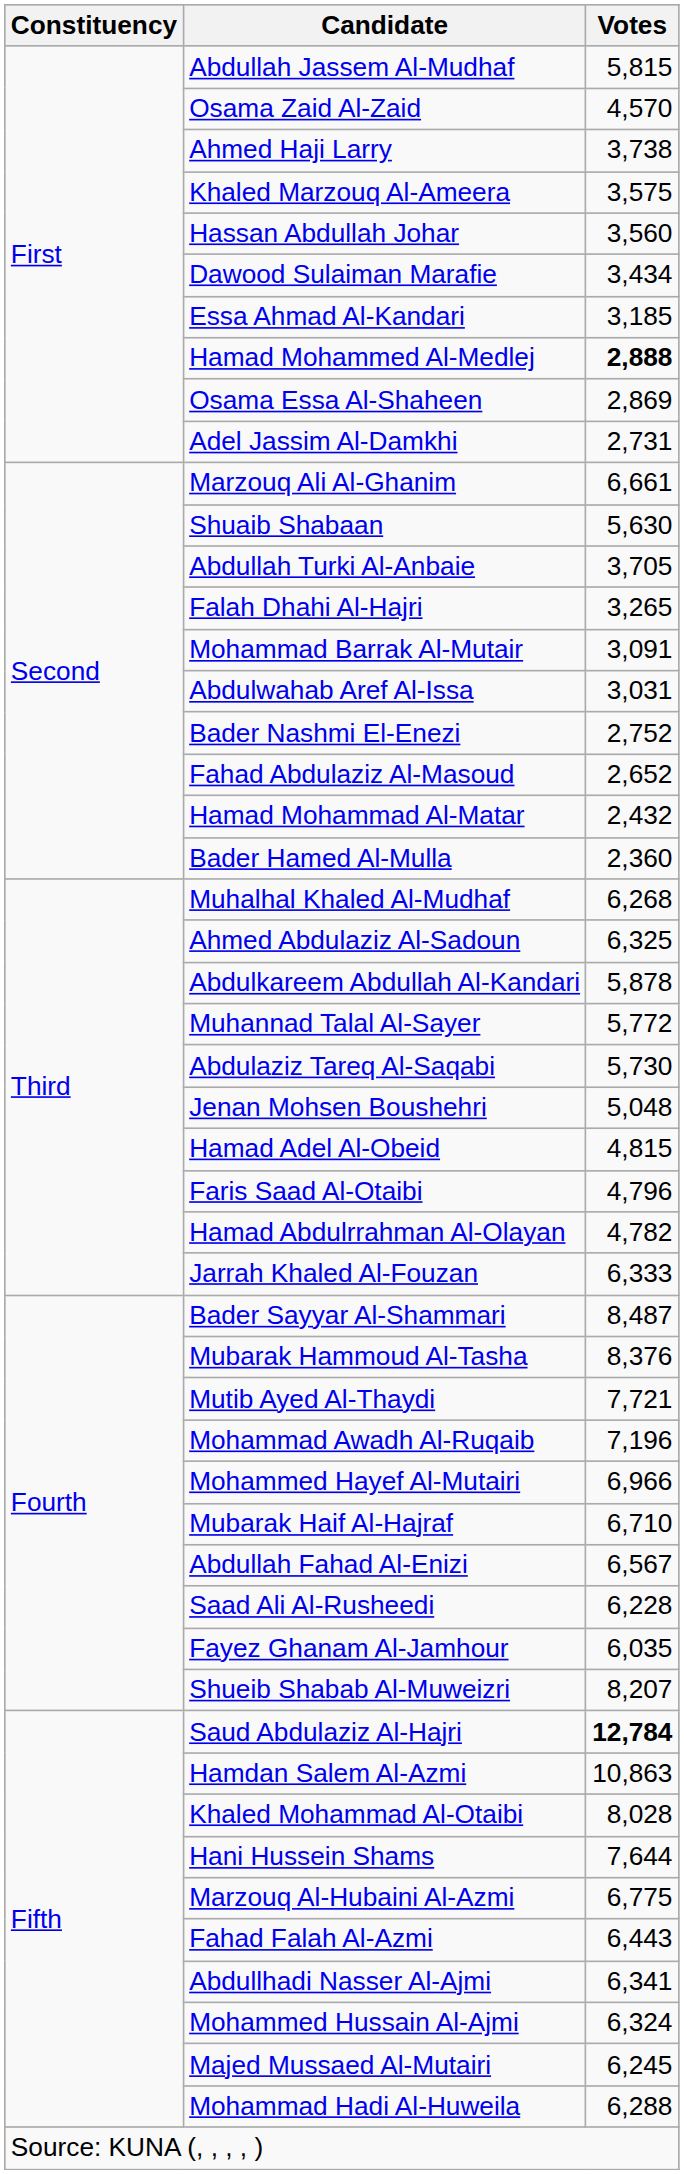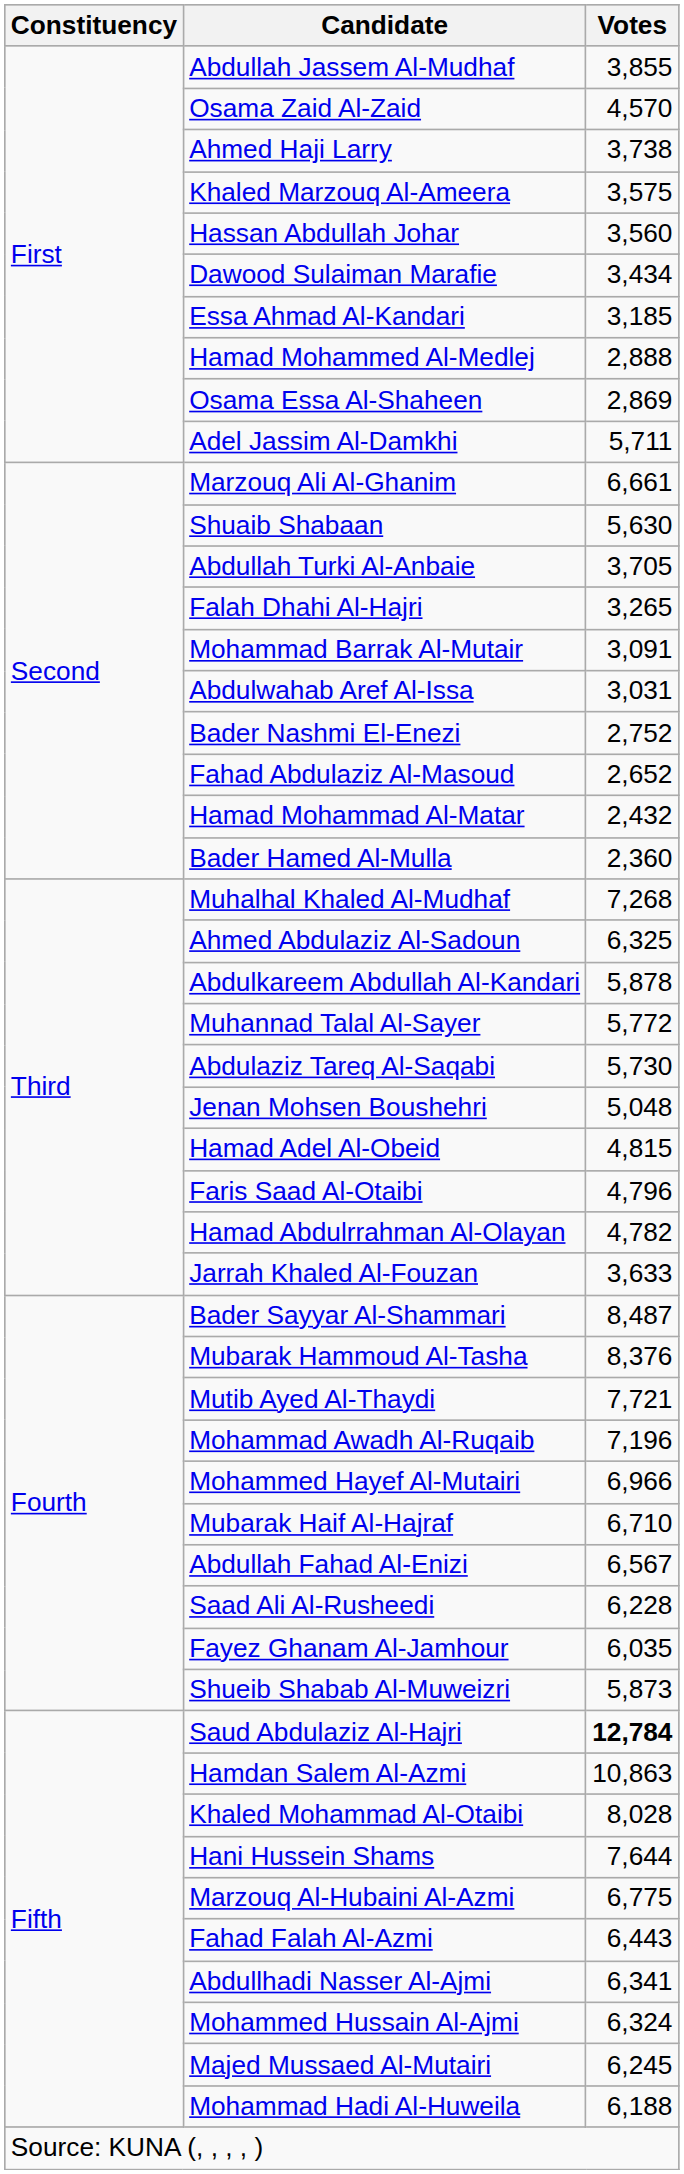(640, 66) 5,815 -> (640, 66) 3,855
(640, 358) bold -> (640, 358) normal
(640, 441) 2,731 -> (641, 441) 5,711
(640, 899) 6,268 -> (640, 899) 7,268
(640, 1273) 6,333 -> (640, 1273) 3,633
(640, 1689) 8,207 -> (640, 1689) 5,873
(640, 2106) 6,288 -> (640, 2106) 6,188
